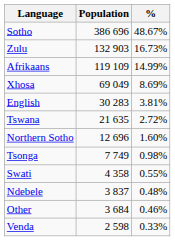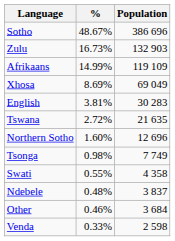columns swapped: (104, 13) <-> (151, 13)
